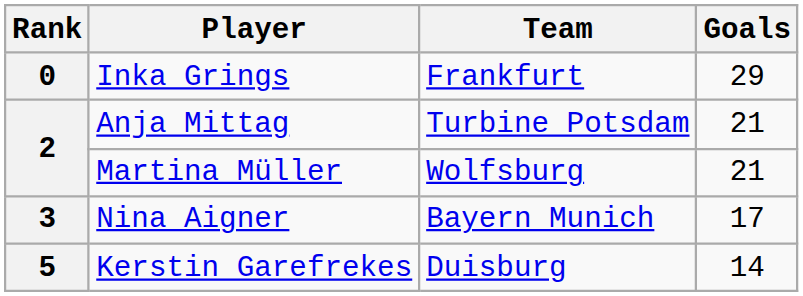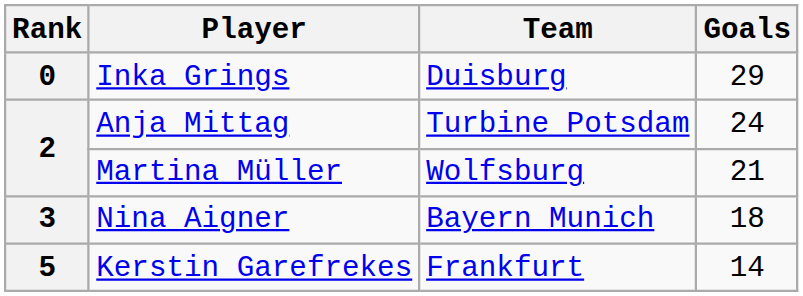(505, 77) Frankfurt -> (496, 77) Duisburg
(747, 124) 21 -> (747, 124) 24
(747, 220) 17 -> (747, 220) 18
(496, 267) Duisburg -> (505, 267) Frankfurt
